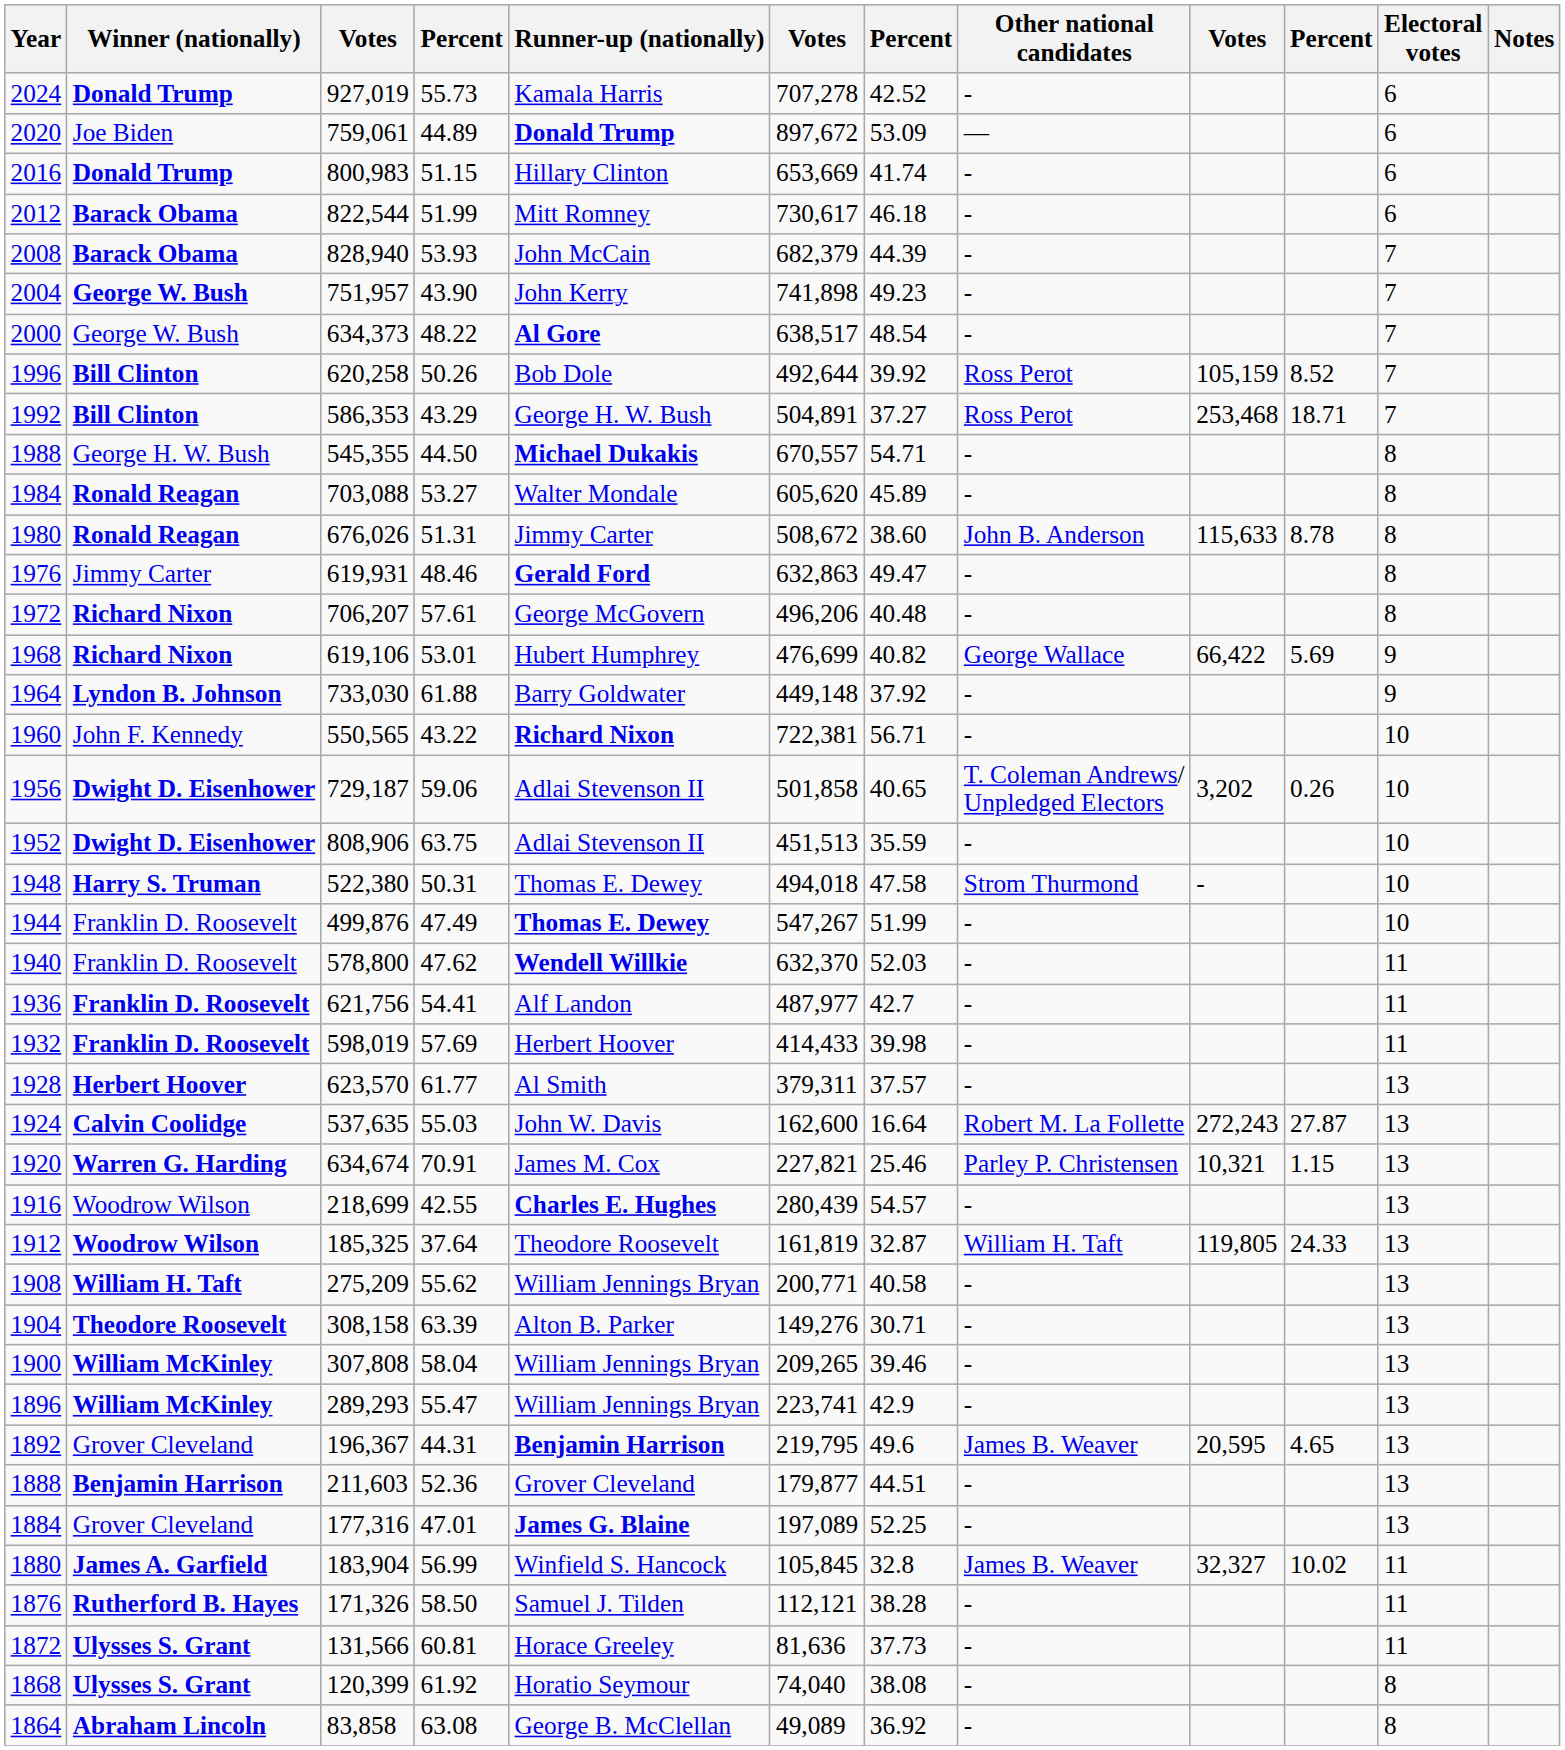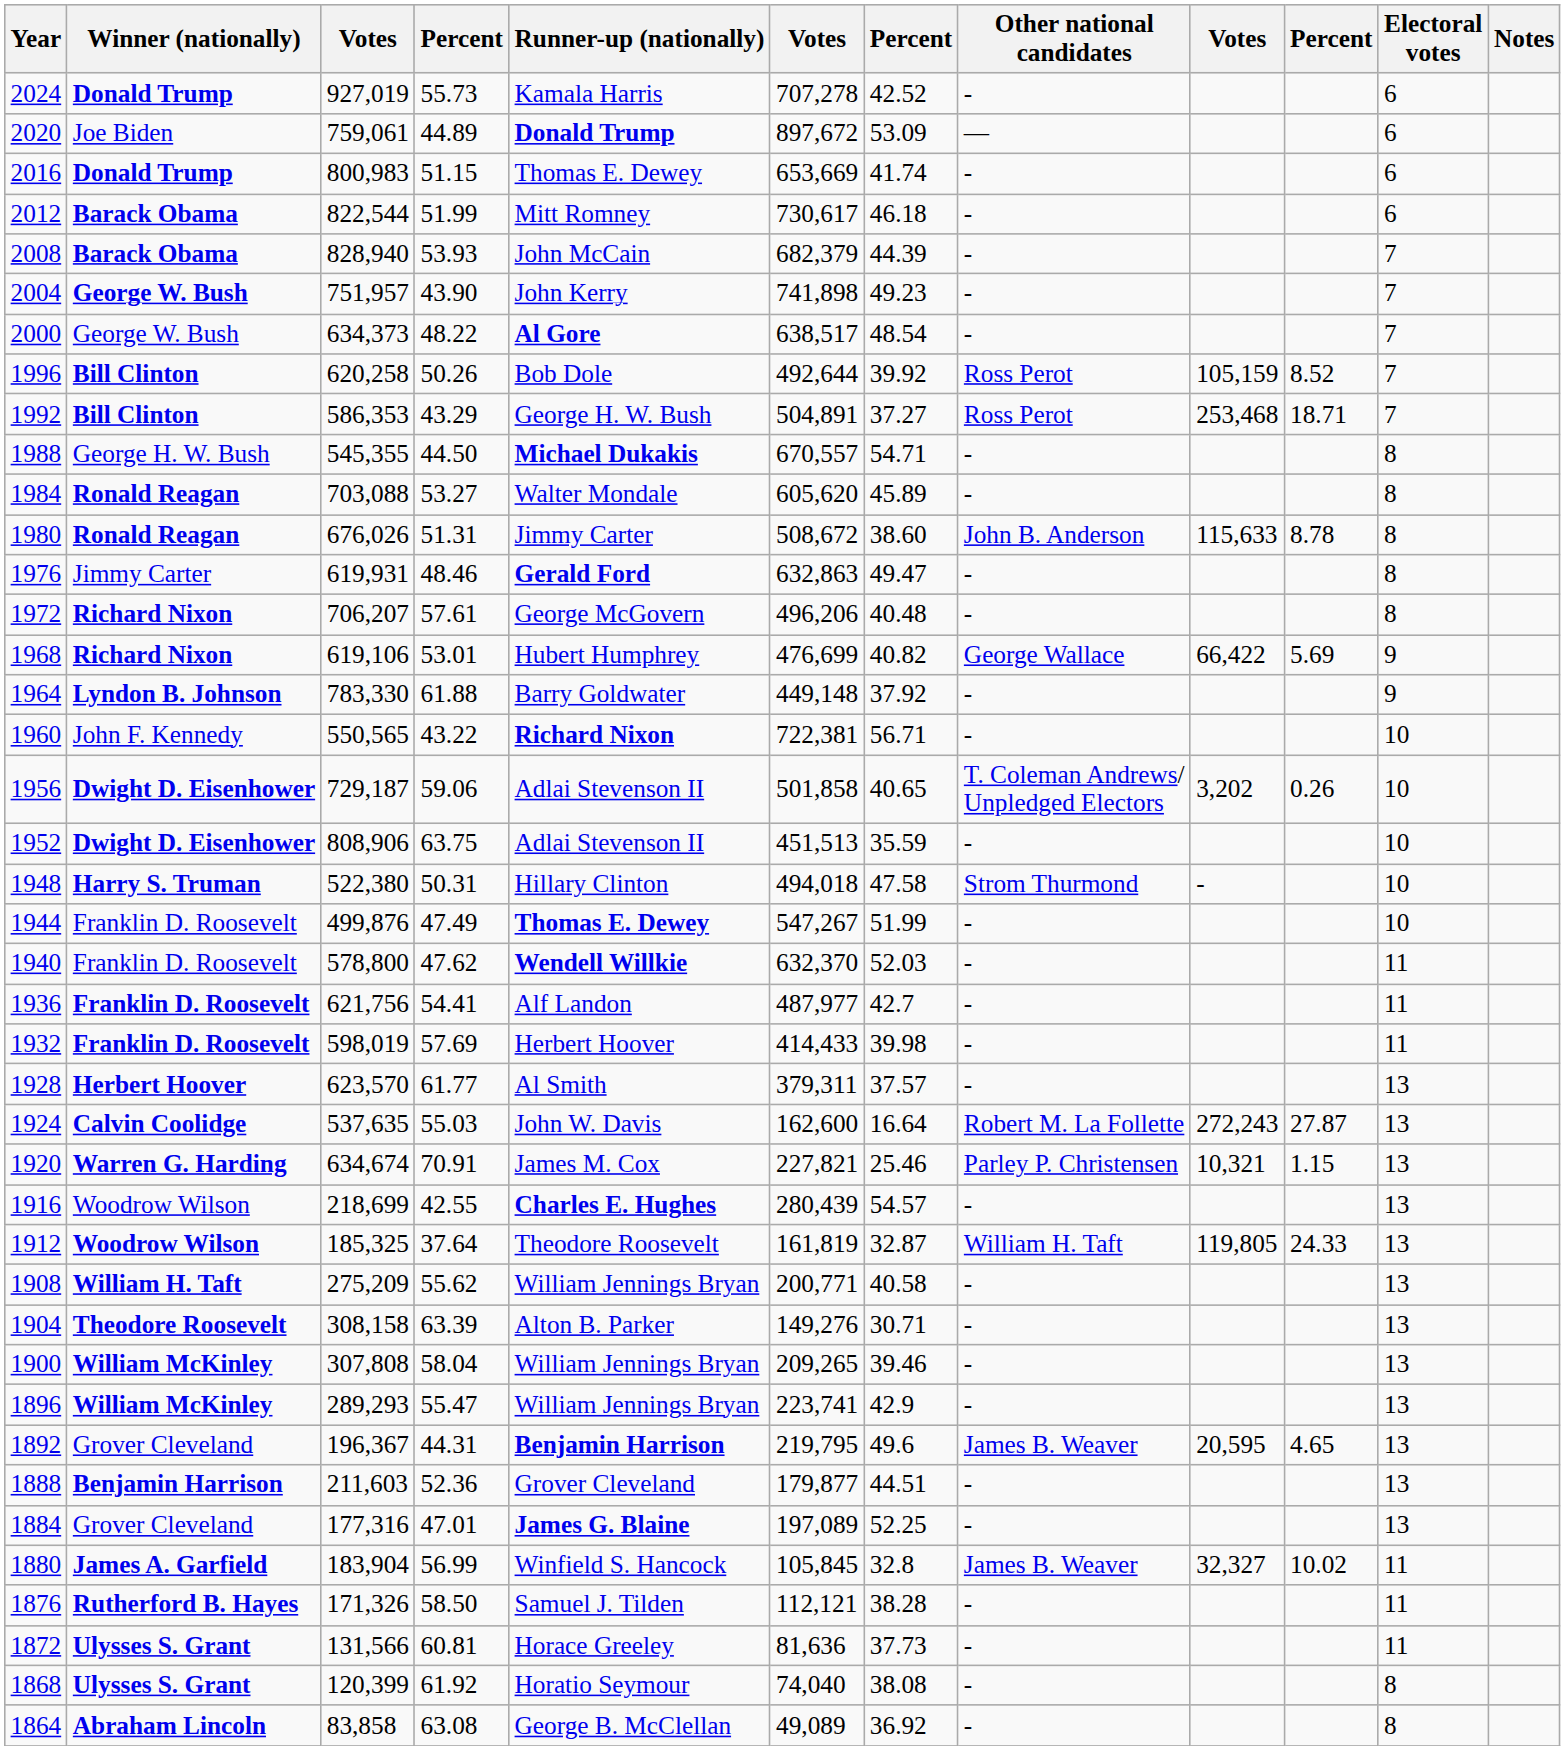(591, 173) Hillary Clinton -> (608, 173) Thomas E. Dewey
(368, 694) 733,030 -> (368, 694) 783,330
(608, 883) Thomas E. Dewey -> (591, 883) Hillary Clinton
